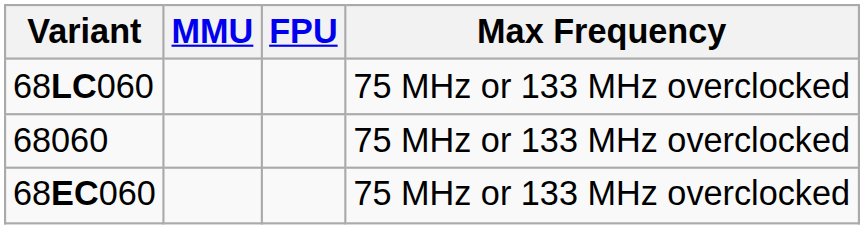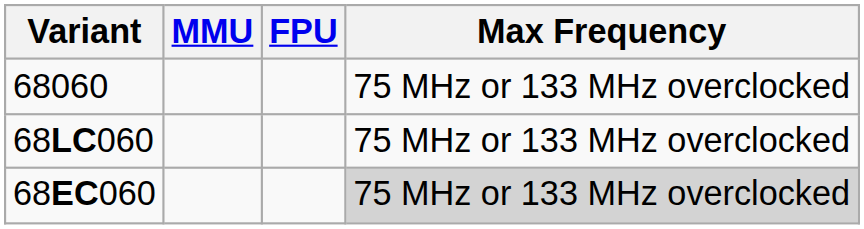rows swapped: (61, 140) <-> (83, 85)
(602, 194) no background -> (602, 194) lightgrey background
